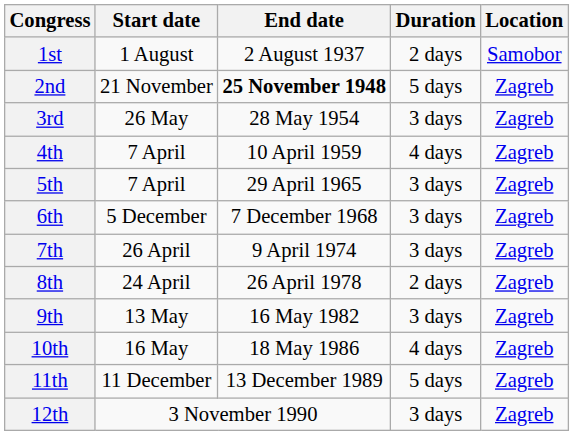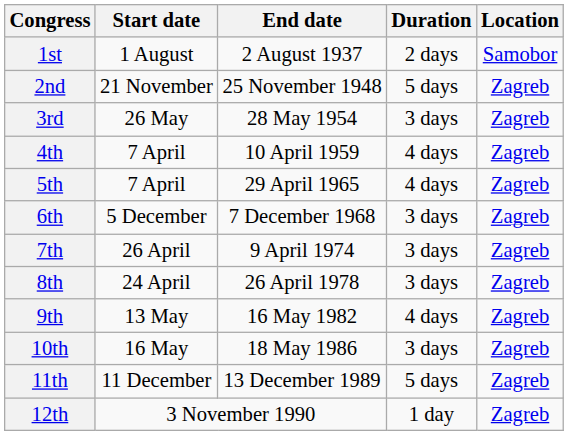(304, 86) bold -> (302, 86) normal
(436, 184) 3 days -> (431, 184) 4 days
(436, 282) 2 days -> (431, 282) 3 days
(436, 315) 3 days -> (431, 315) 4 days
(436, 348) 4 days -> (431, 348) 3 days
(436, 413) 3 days -> (431, 413) 1 day
